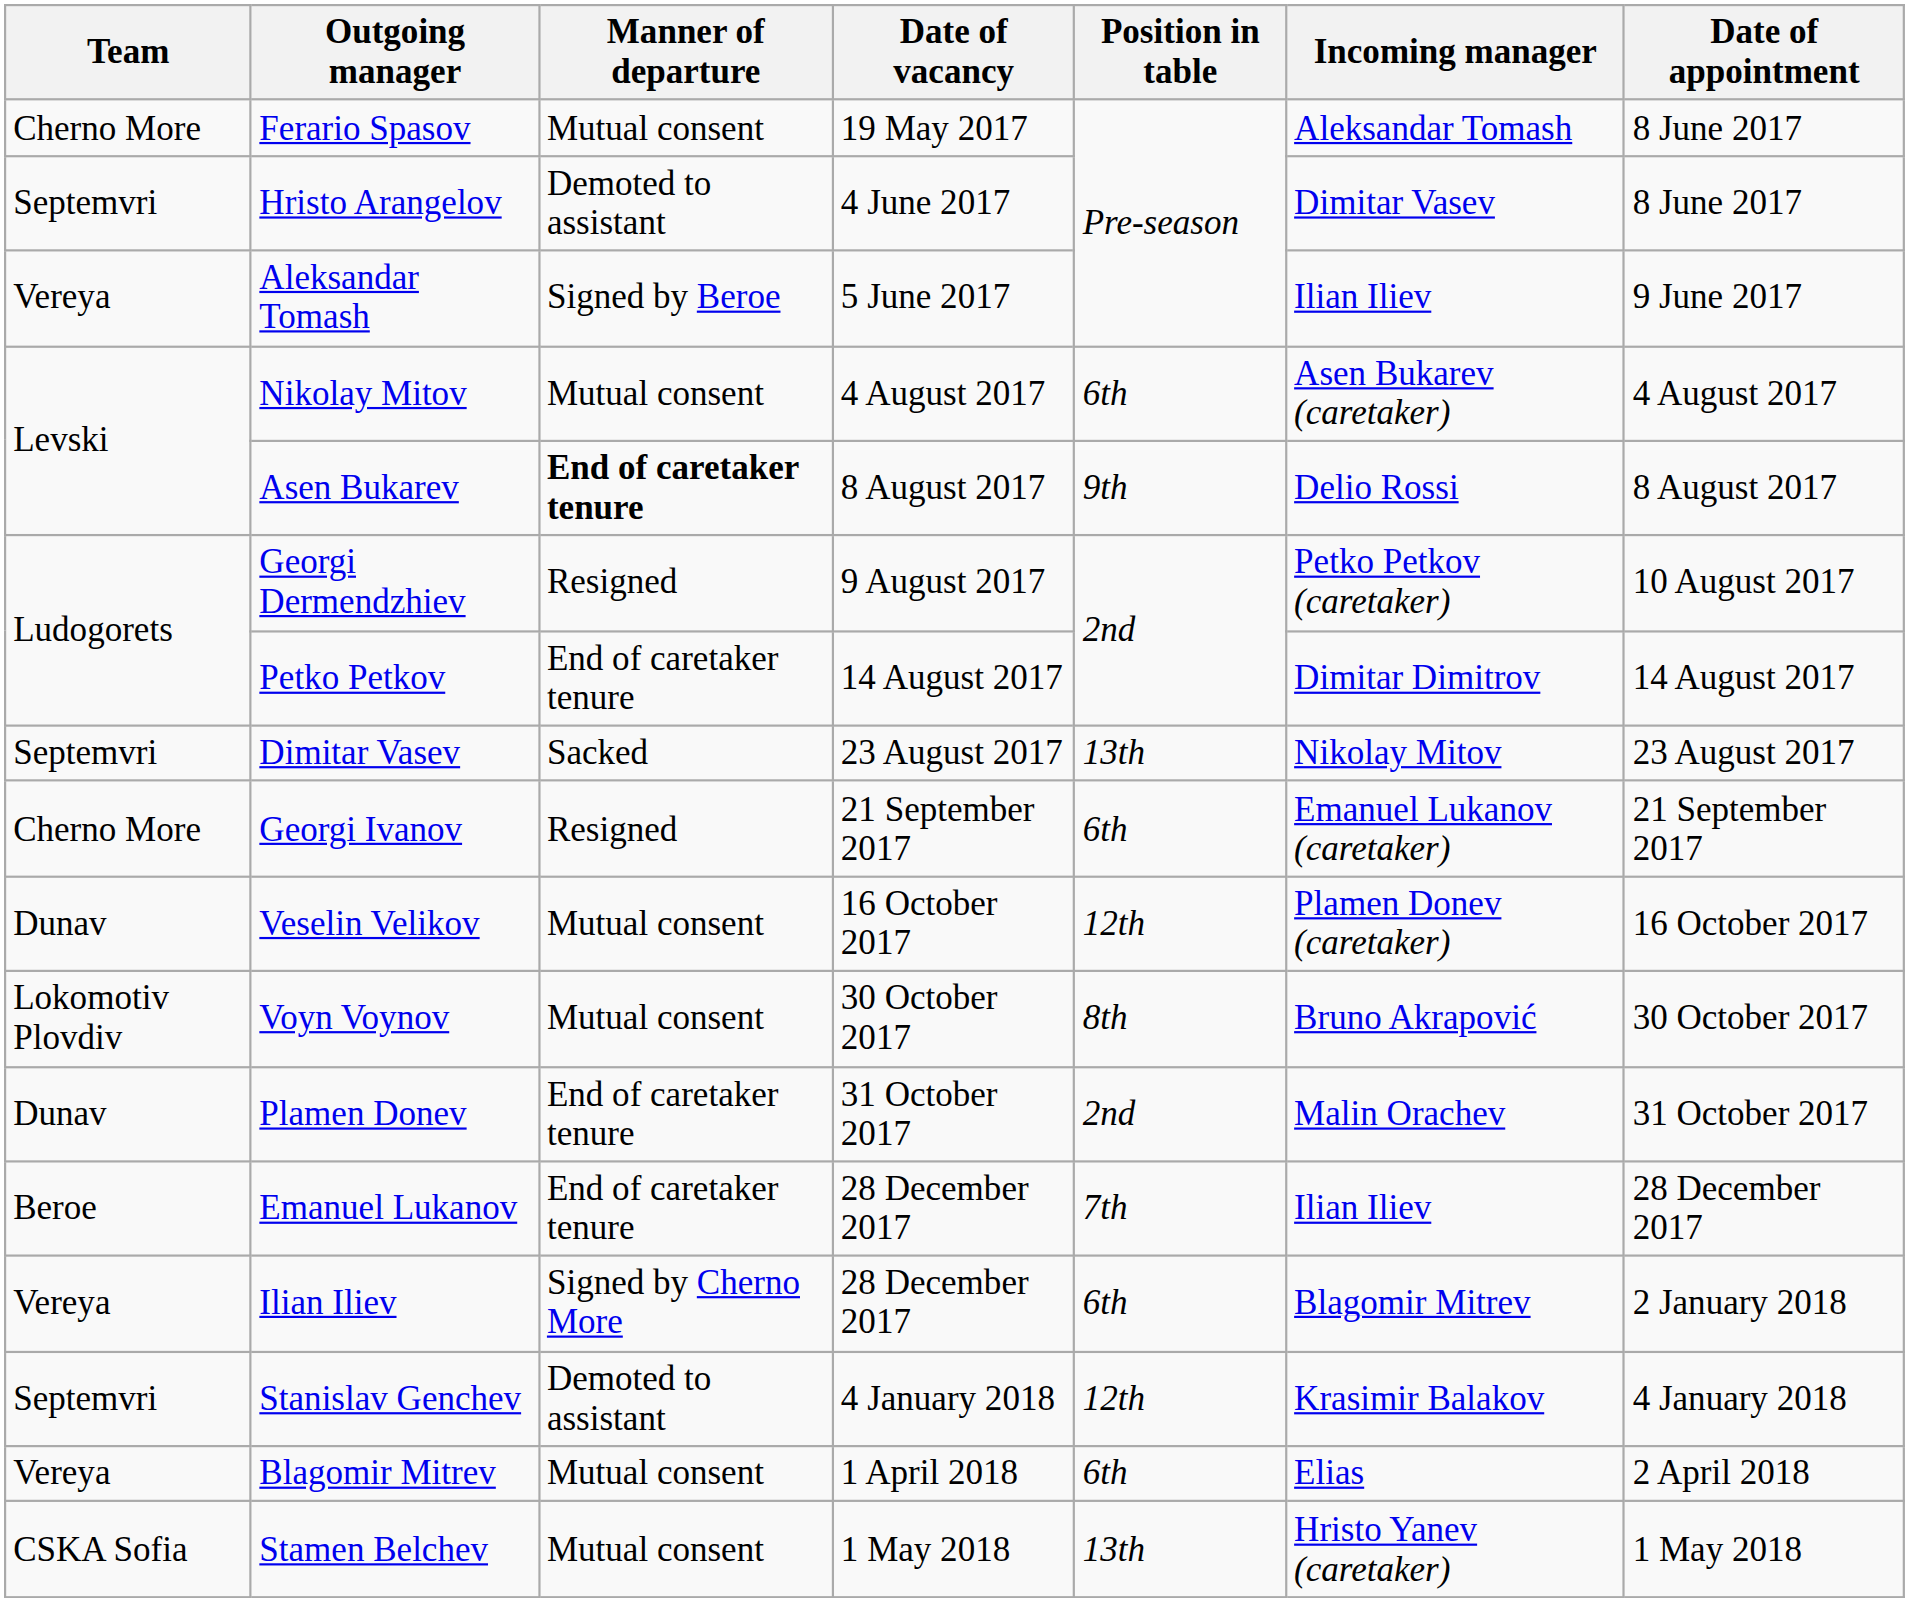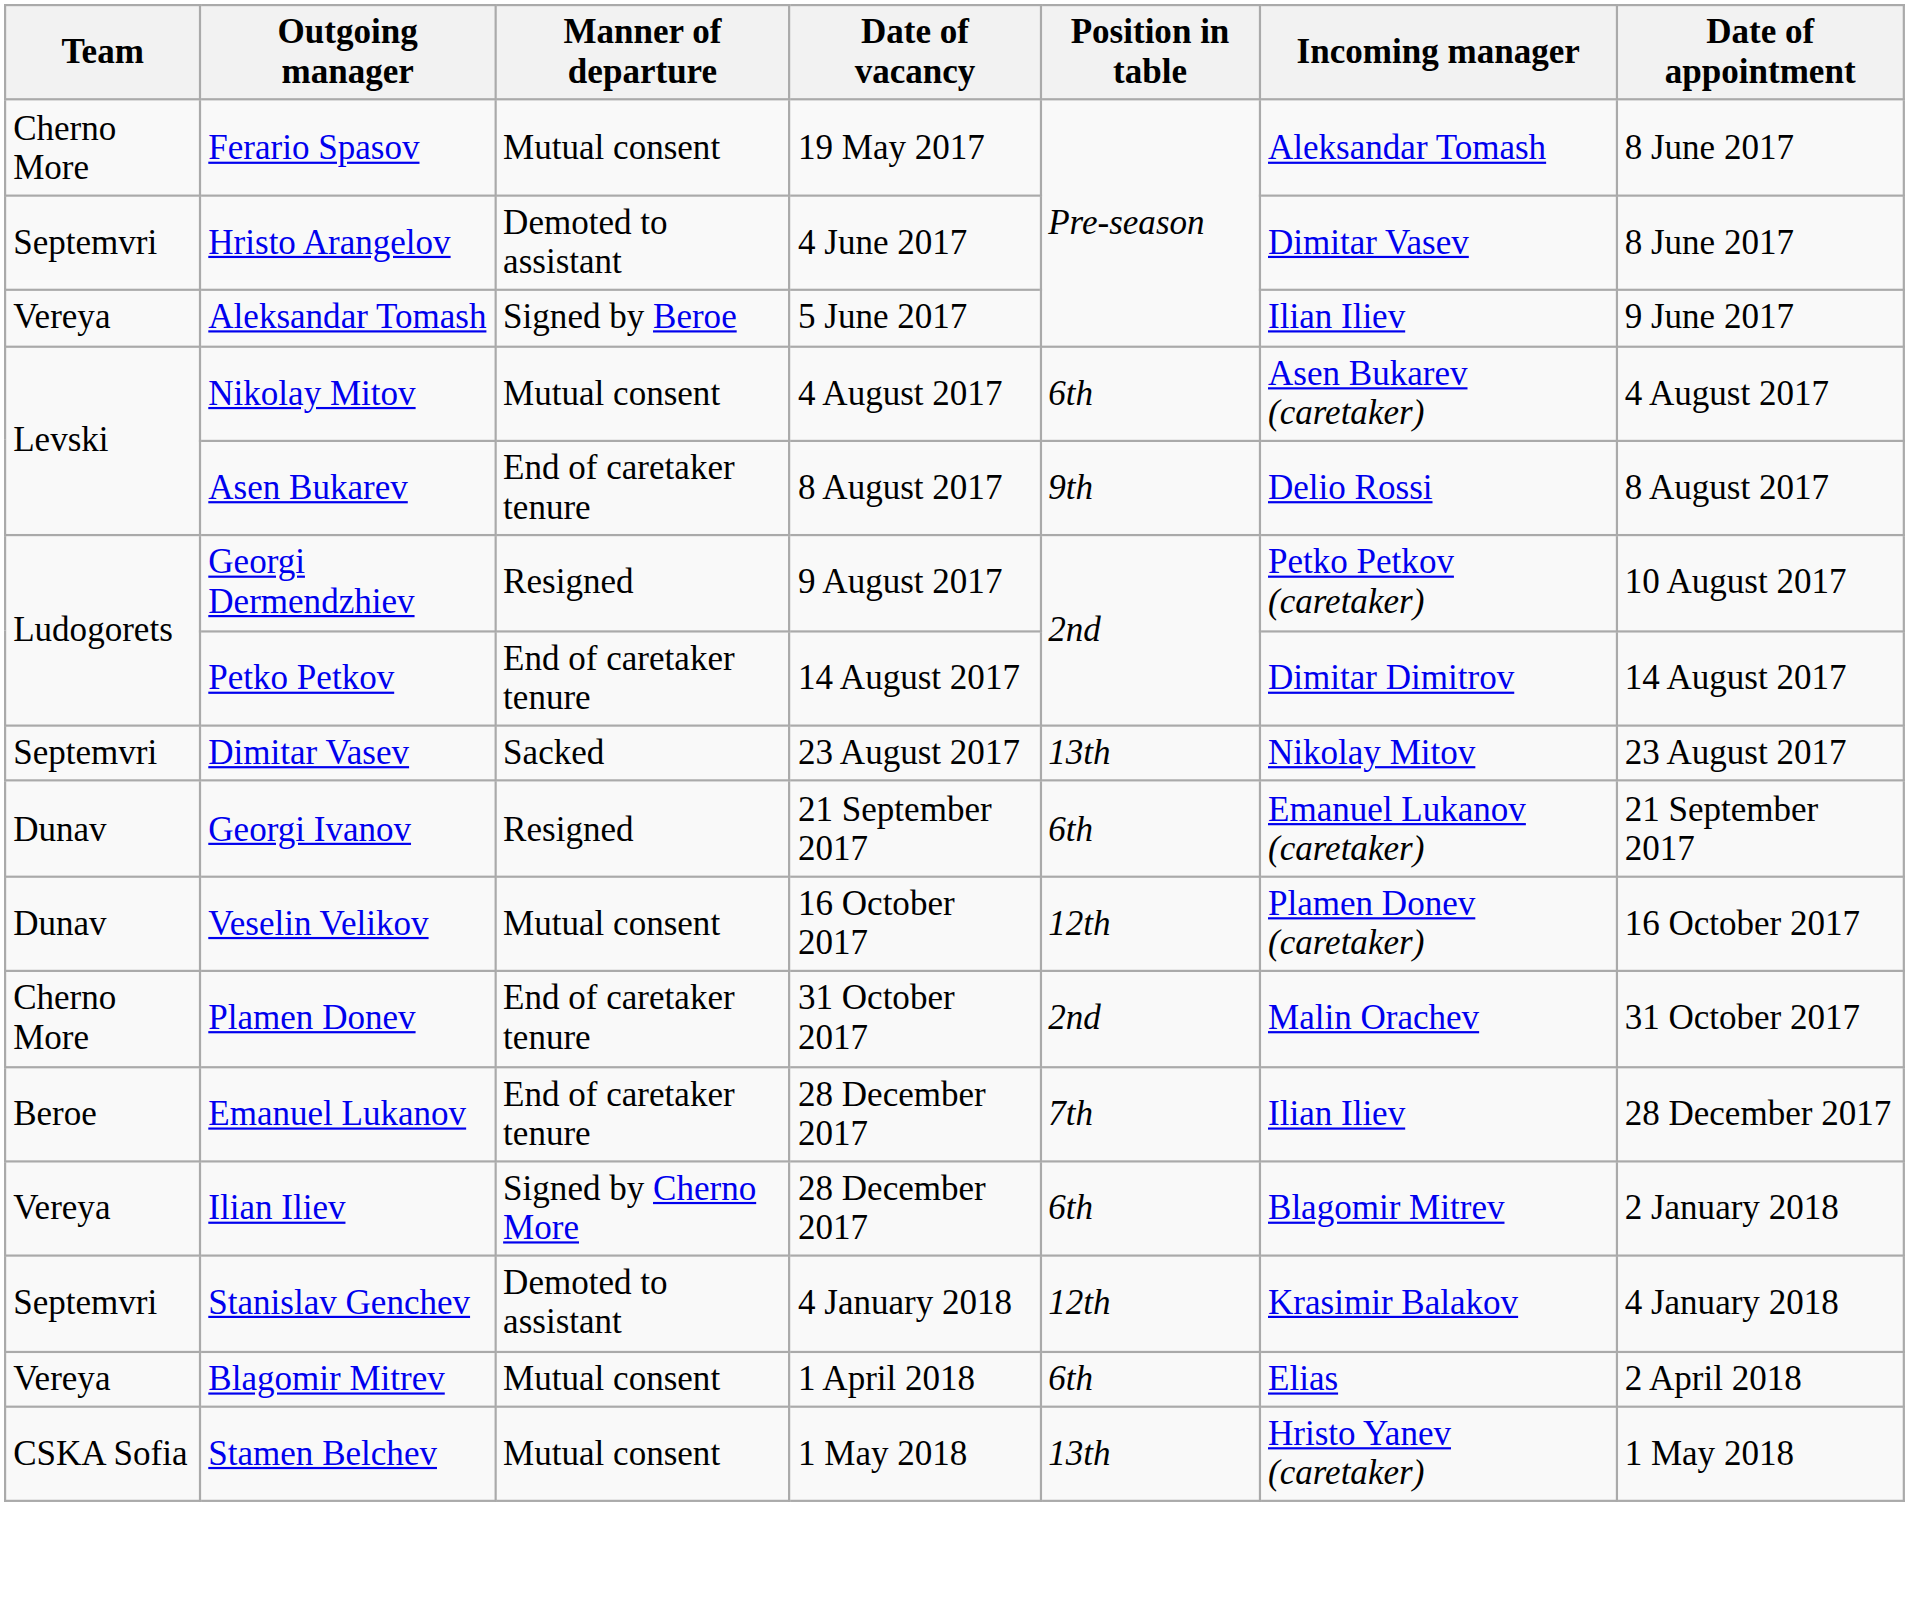(673, 487) bold -> (619, 487) normal
(107, 828) Cherno More -> (60, 828) Dunav
- row: (354, 1018)
(60, 1113) Dunav -> (65, 1018) Cherno More
